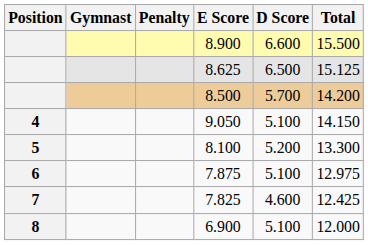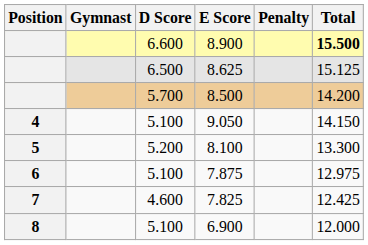columns swapped: (283, 17) <-> (164, 17)
(338, 43) normal -> (338, 43) bold
